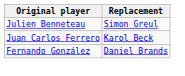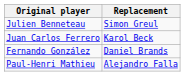+ row: (51, 64)
